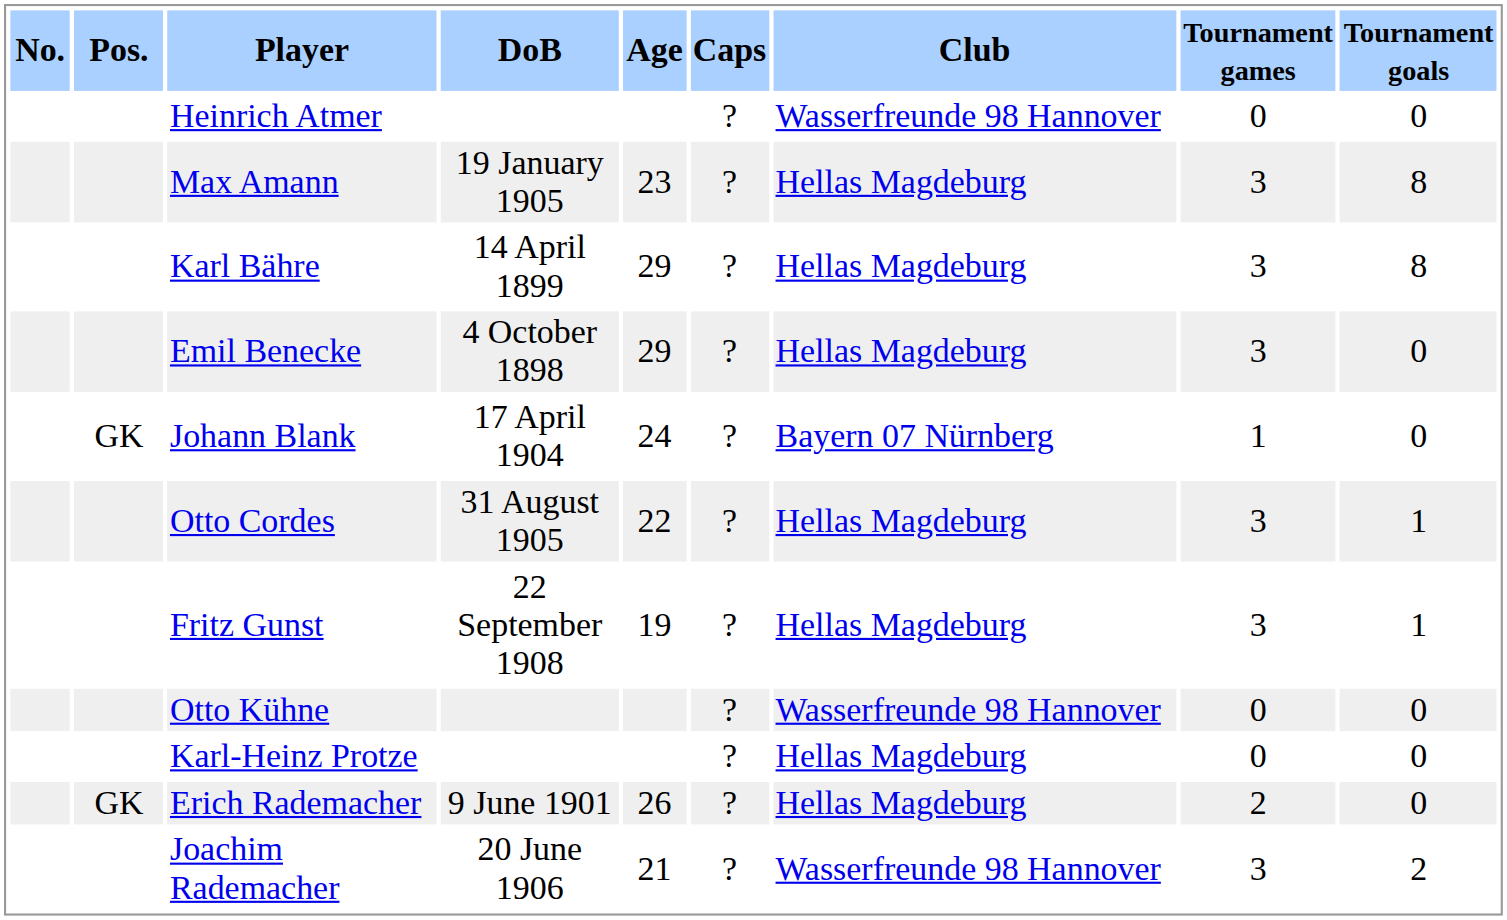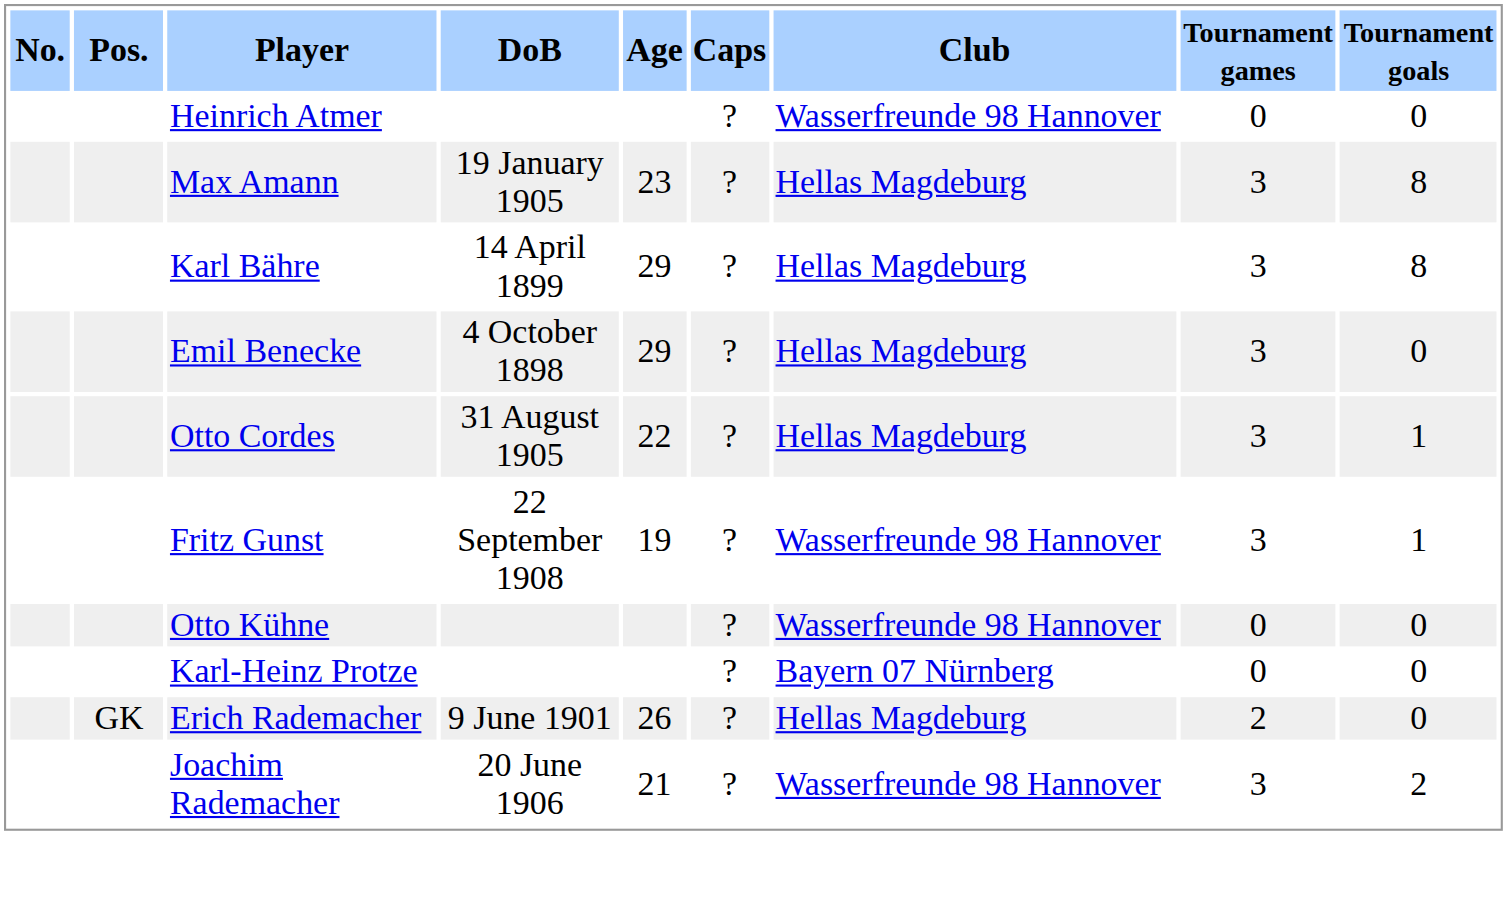- row: (263, 435)
(901, 624) Hellas Magdeburg -> (968, 539) Wasserfreunde 98 Hannover
(901, 756) Hellas Magdeburg -> (915, 671) Bayern 07 Nürnberg
